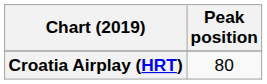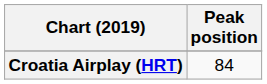(224, 65) 80 -> (224, 65) 84
